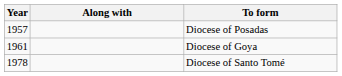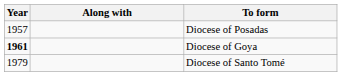(17, 46) normal -> (17, 46) bold
(17, 63) 1978 -> (17, 63) 1979
